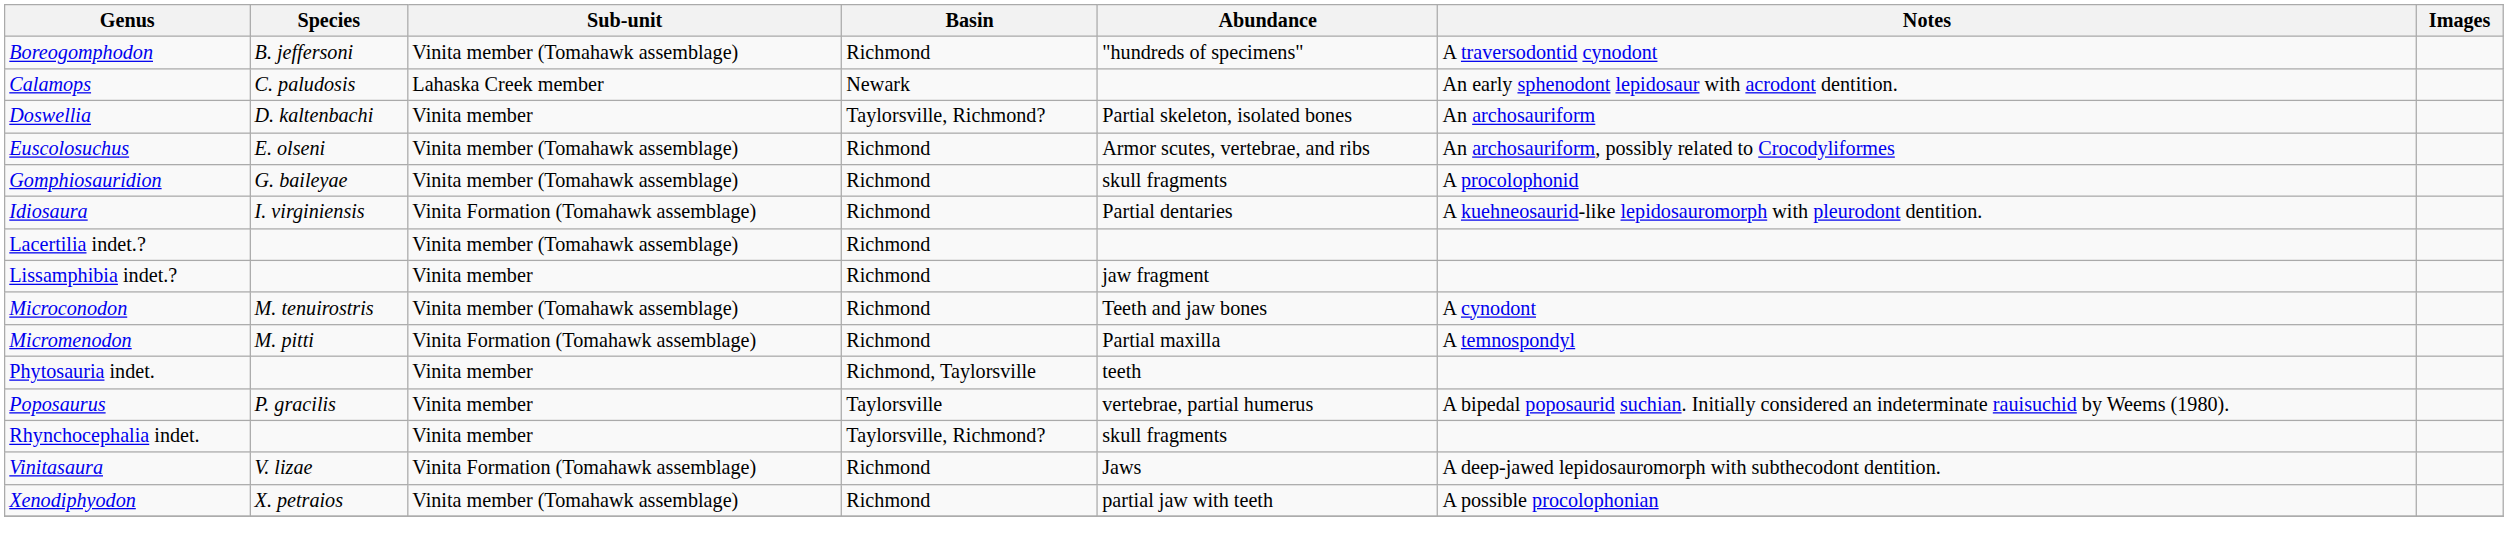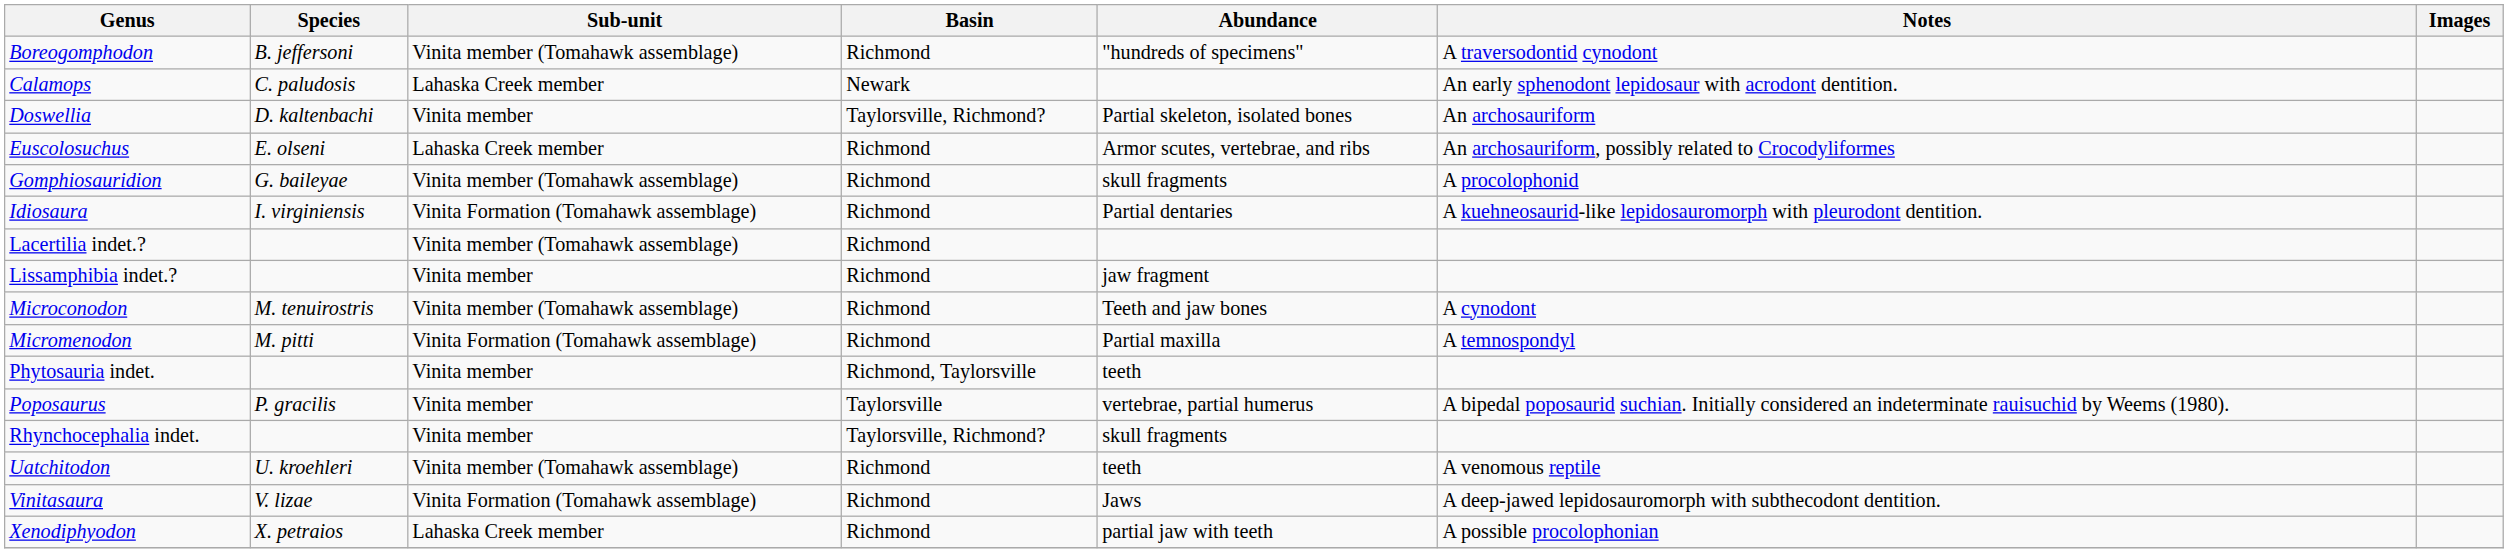(575, 148) Vinita member (Tomahawk assemblage) -> (508, 148) Lahaska Creek member
+ row: (60, 468)
(575, 500) Vinita member (Tomahawk assemblage) -> (508, 532) Lahaska Creek member
